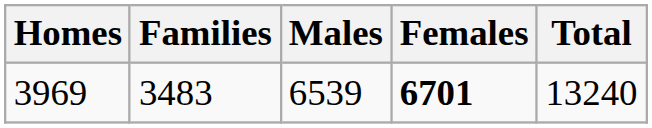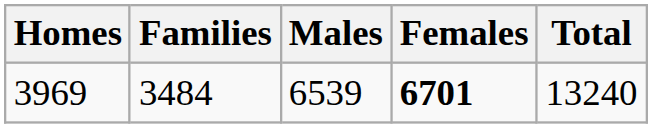(176, 92) 3483 -> (176, 92) 3484
